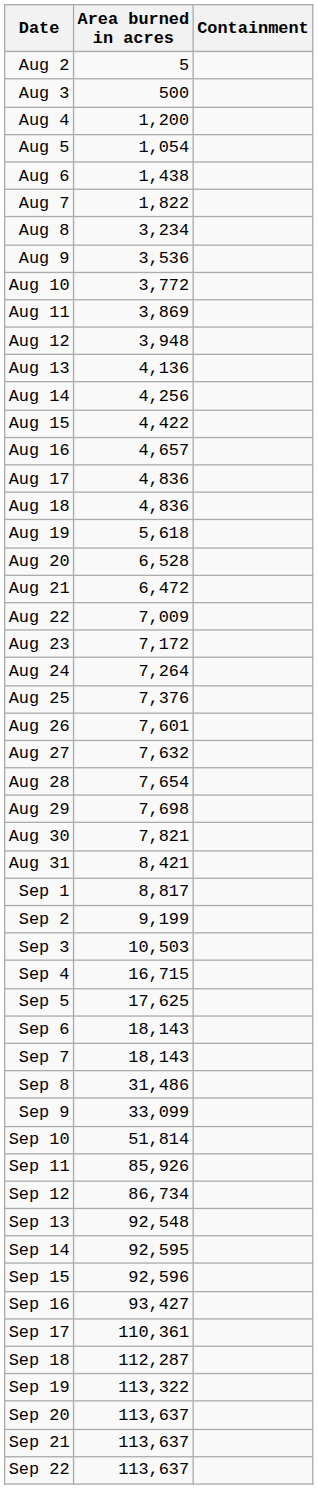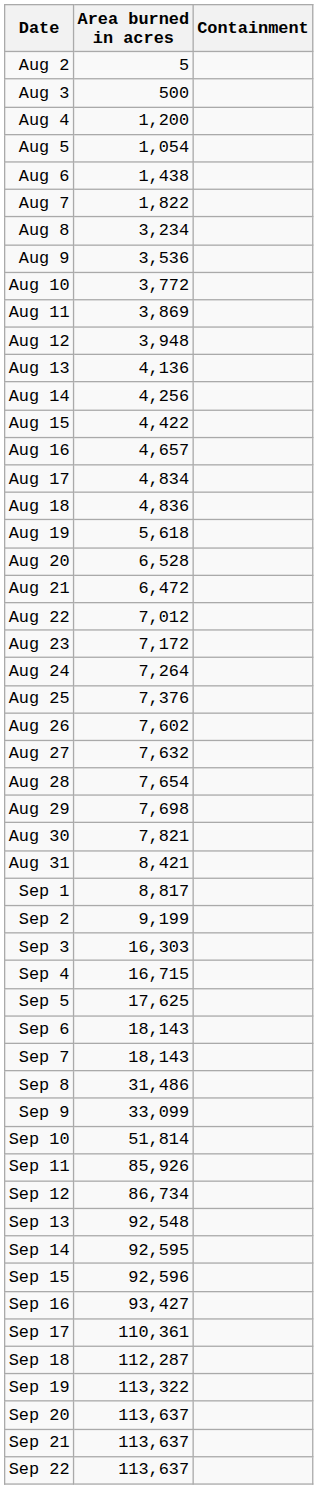(164, 479) 4,836 -> (164, 479) 4,834
(164, 616) 7,009 -> (164, 616) 7,012
(164, 727) 7,601 -> (164, 727) 7,602
(159, 947) 10,503 -> (159, 947) 16,303
